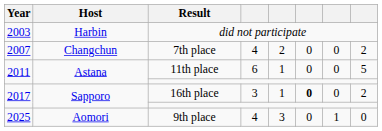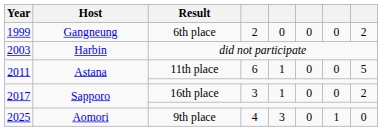+ row: (19, 32)
- row: (19, 50)
(309, 93) bold -> (309, 93) normal
